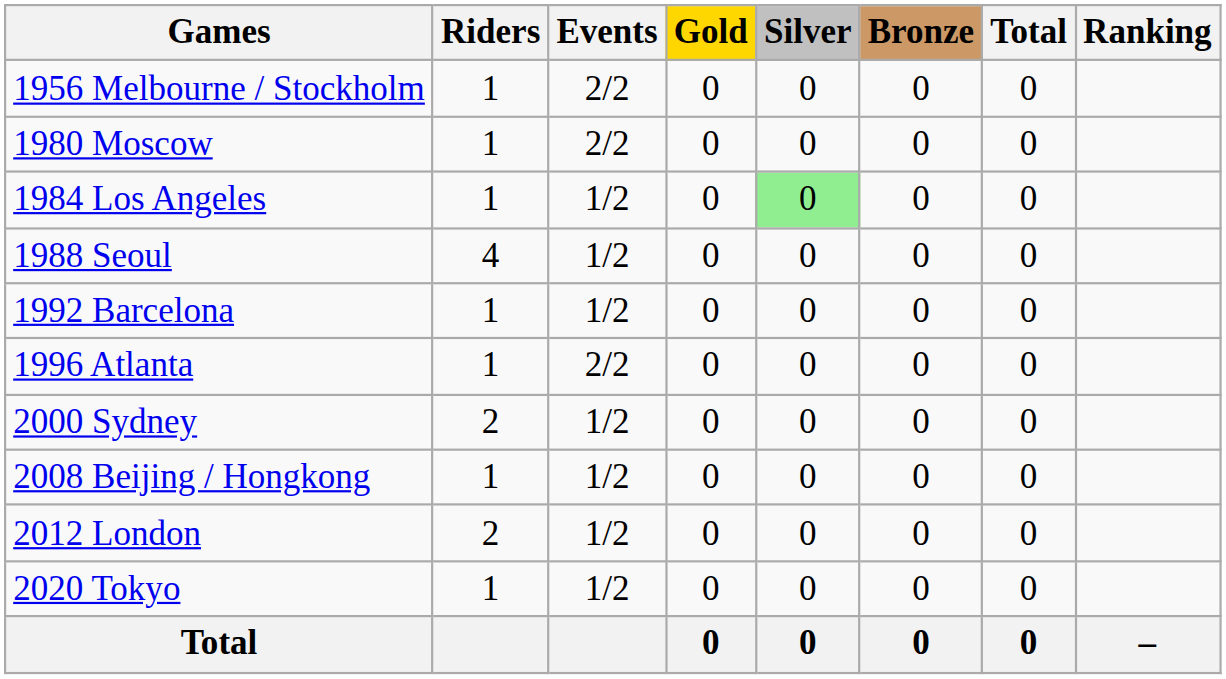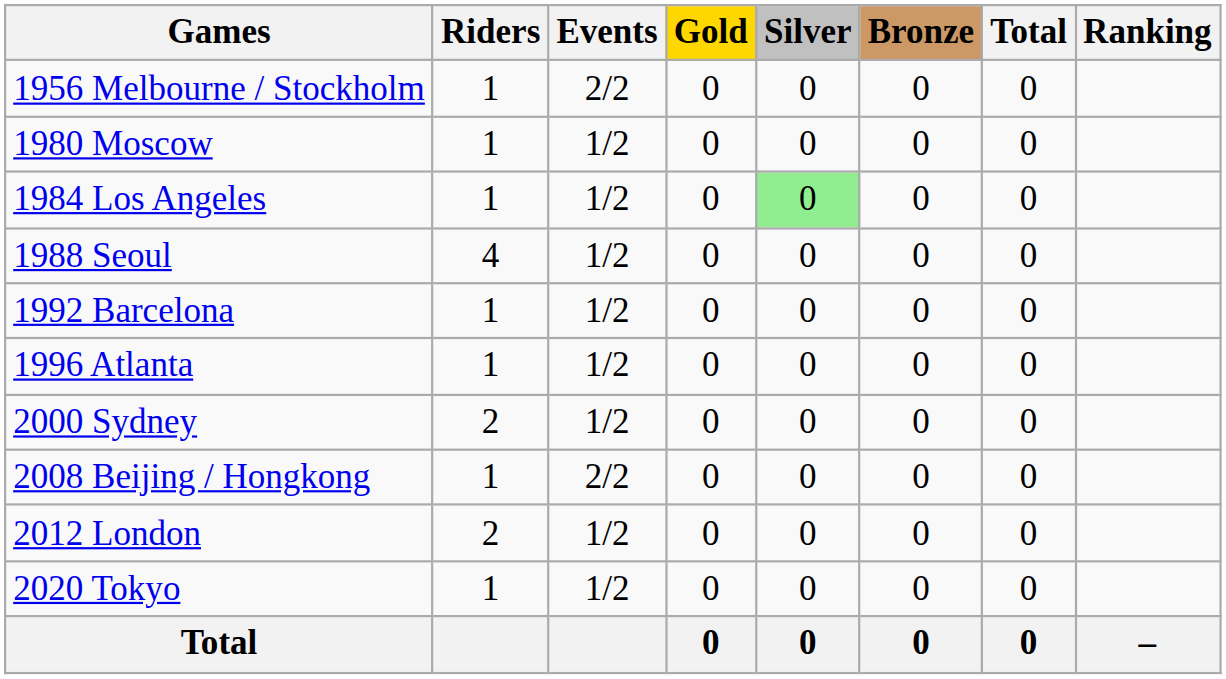(607, 143) 2/2 -> (607, 143) 1/2
(607, 365) 2/2 -> (607, 365) 1/2
(607, 476) 1/2 -> (607, 476) 2/2
